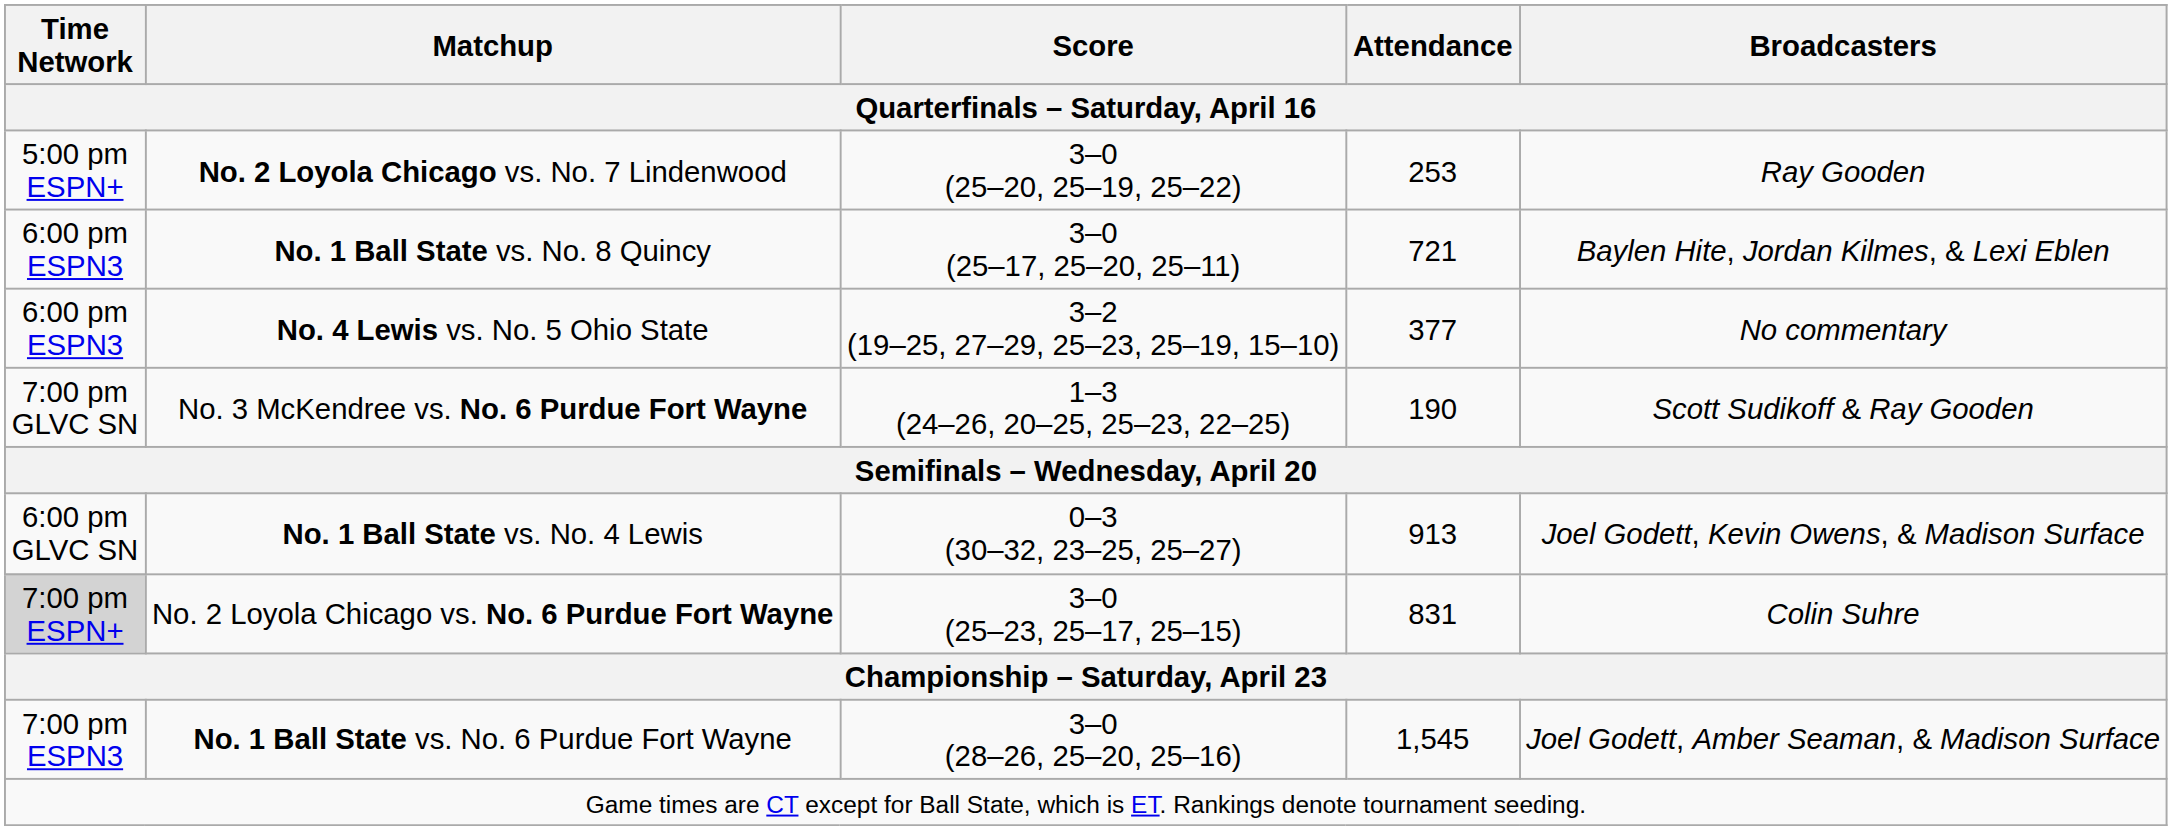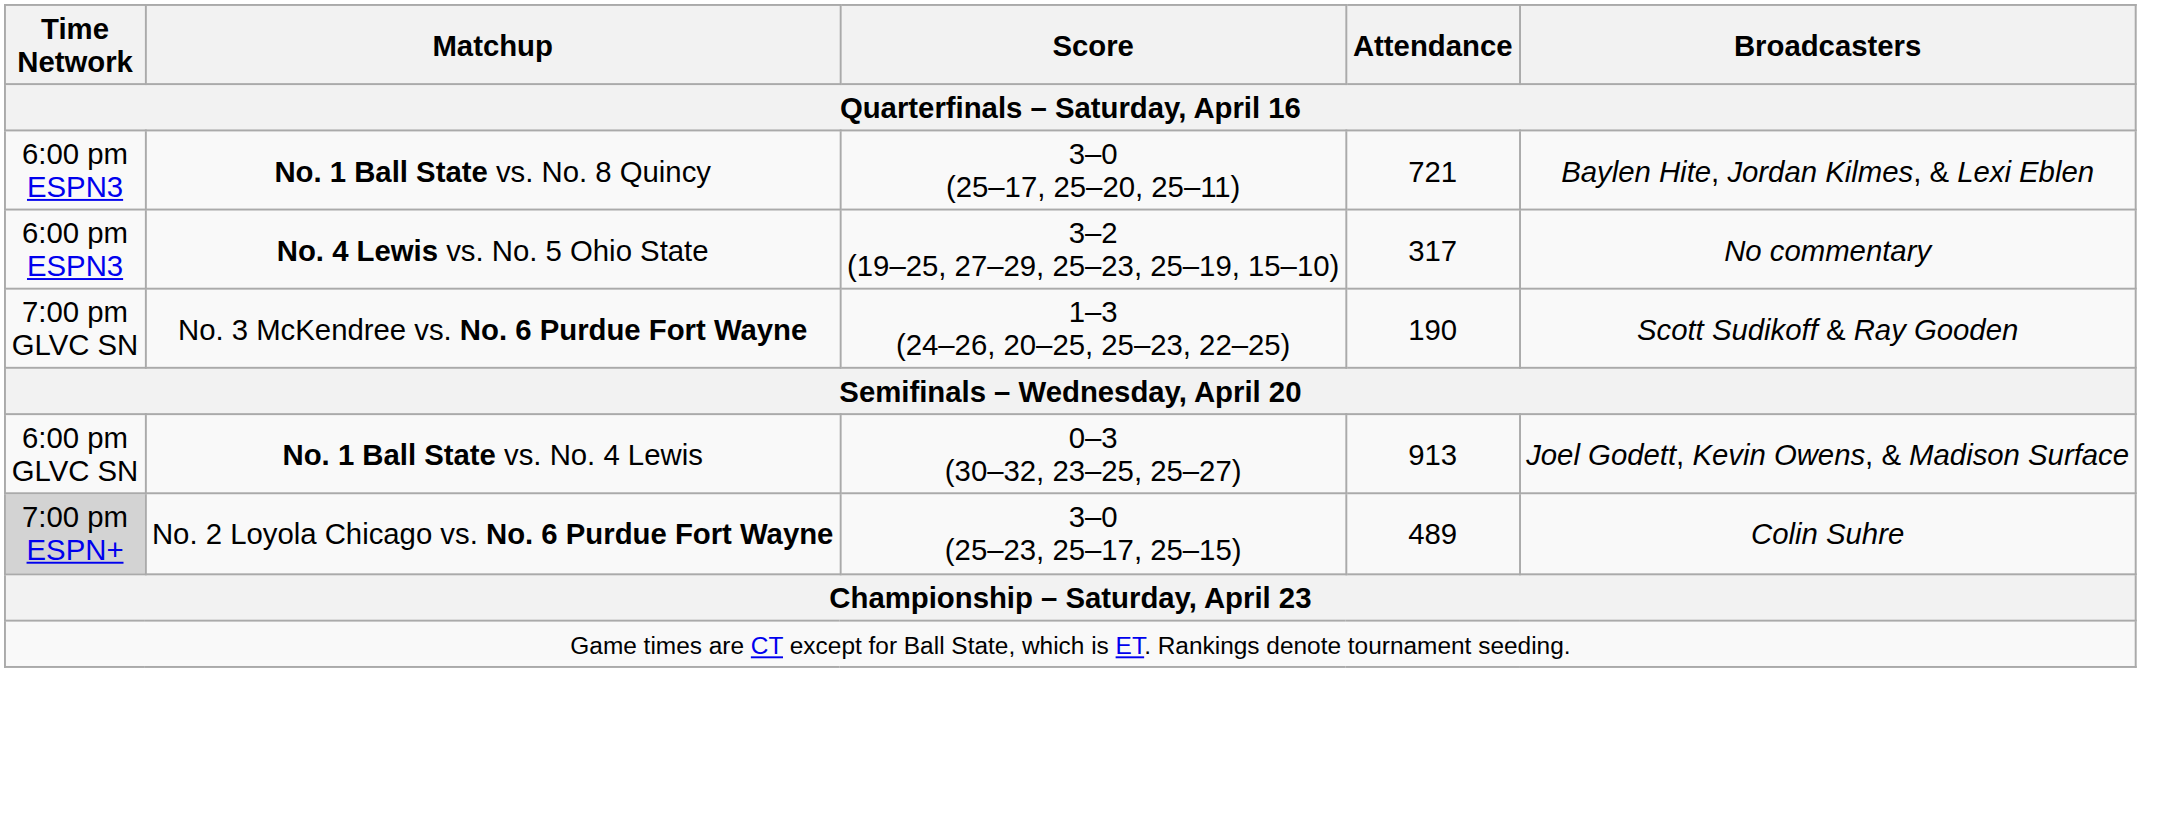- row: (493, 170)
(1433, 329) 377 -> (1433, 250) 317
(1433, 613) 831 -> (1433, 534) 489
- row: (493, 739)
